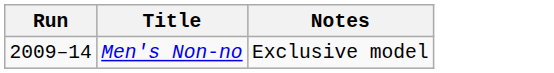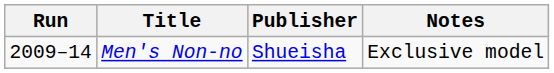+ column: (305, 21)
